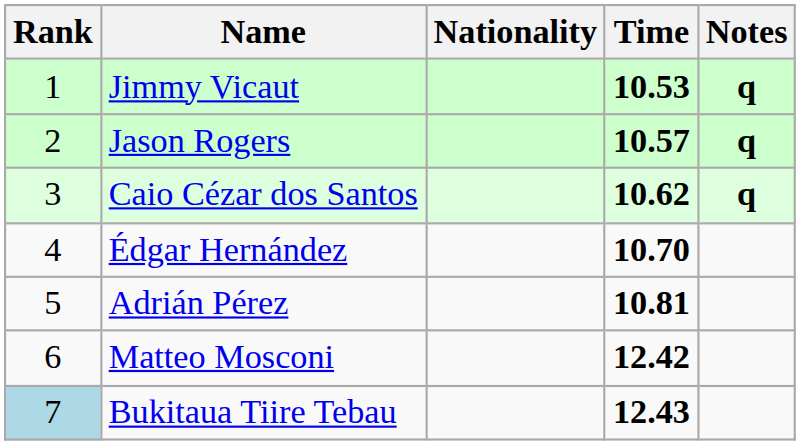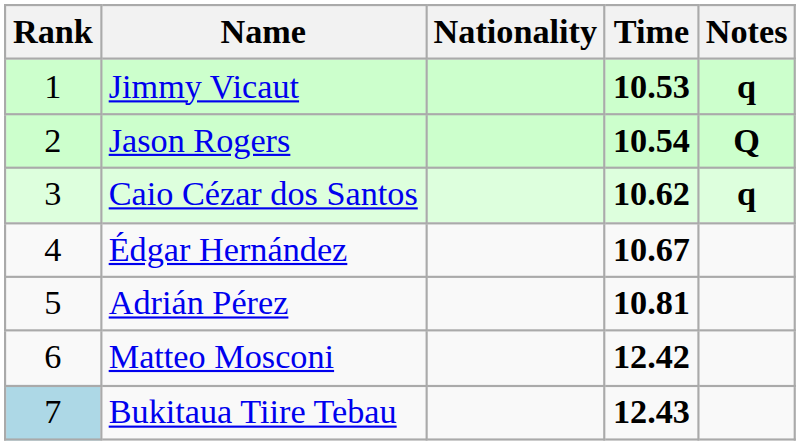(651, 140) 10.57 -> (651, 140) 10.54
(747, 140) q -> (747, 140) Q
(651, 248) 10.70 -> (651, 248) 10.67
